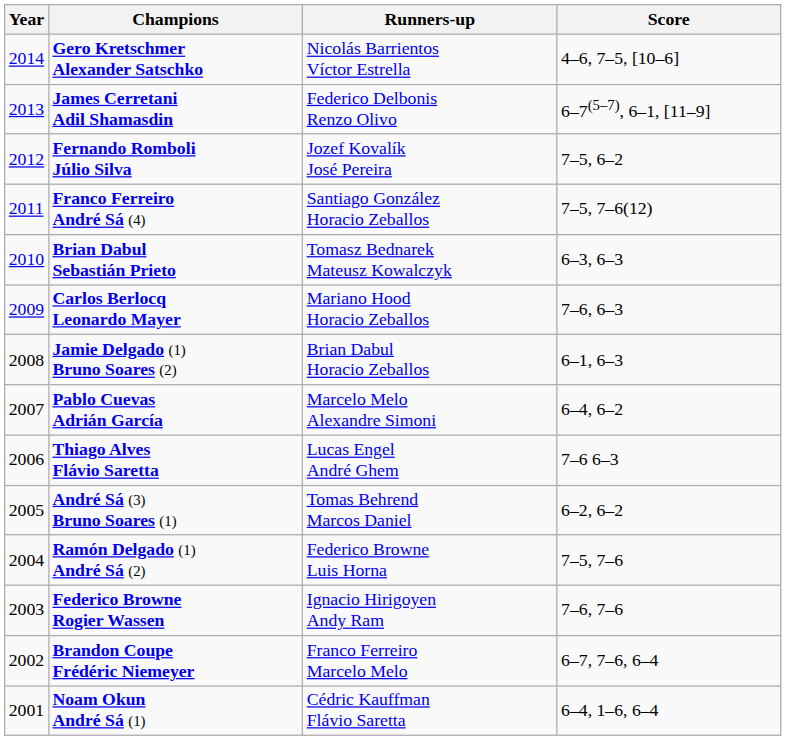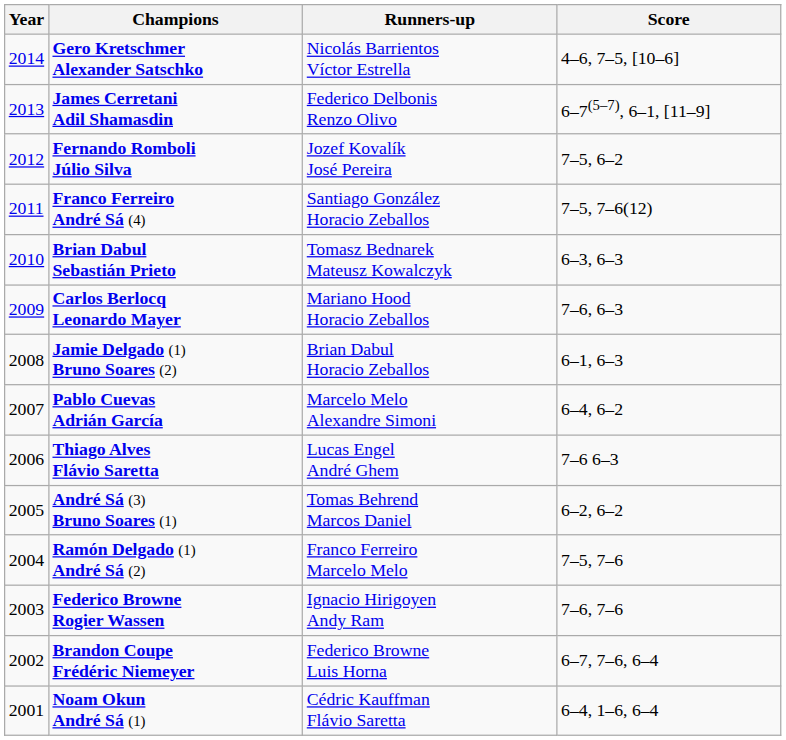(368, 560) Federico Browne Luis Horna -> (362, 560) Franco Ferreiro Marcelo Melo
(362, 660) Franco Ferreiro Marcelo Melo -> (368, 660) Federico Browne Luis Horna
